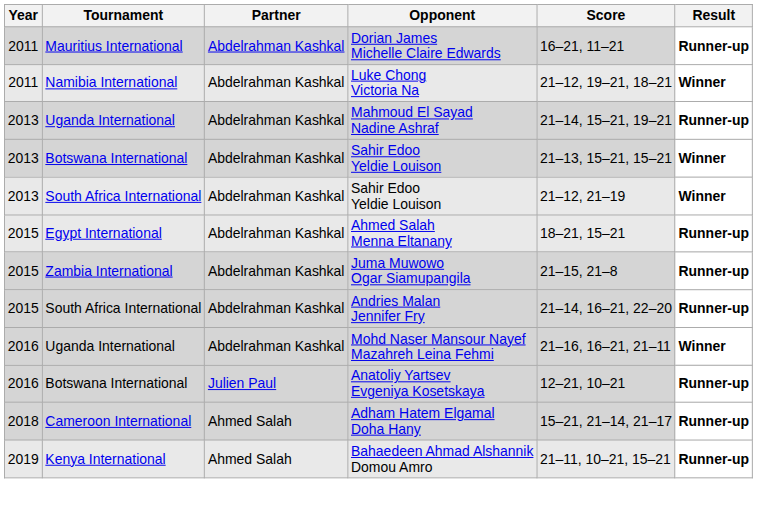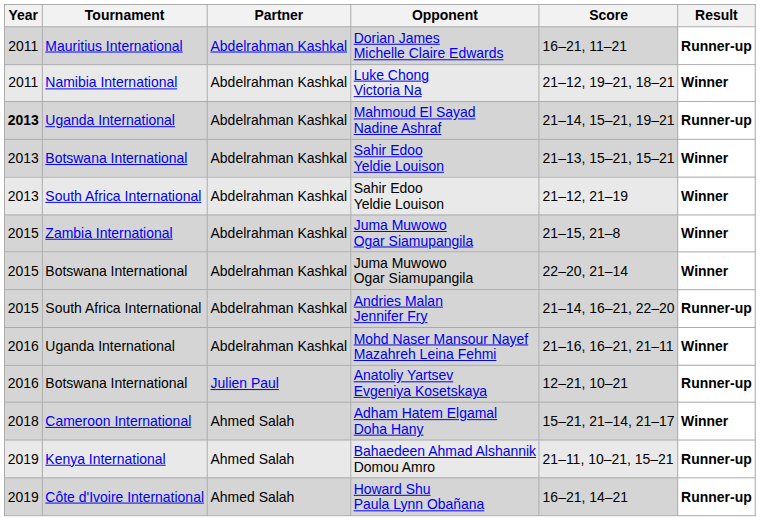(23, 121) normal -> (23, 121) bold
- row: (104, 234)
(714, 271) Runner-up -> (705, 234) Winner
+ row: (116, 271)
(714, 422) Runner-up -> (705, 422) Winner
+ row: (125, 497)
